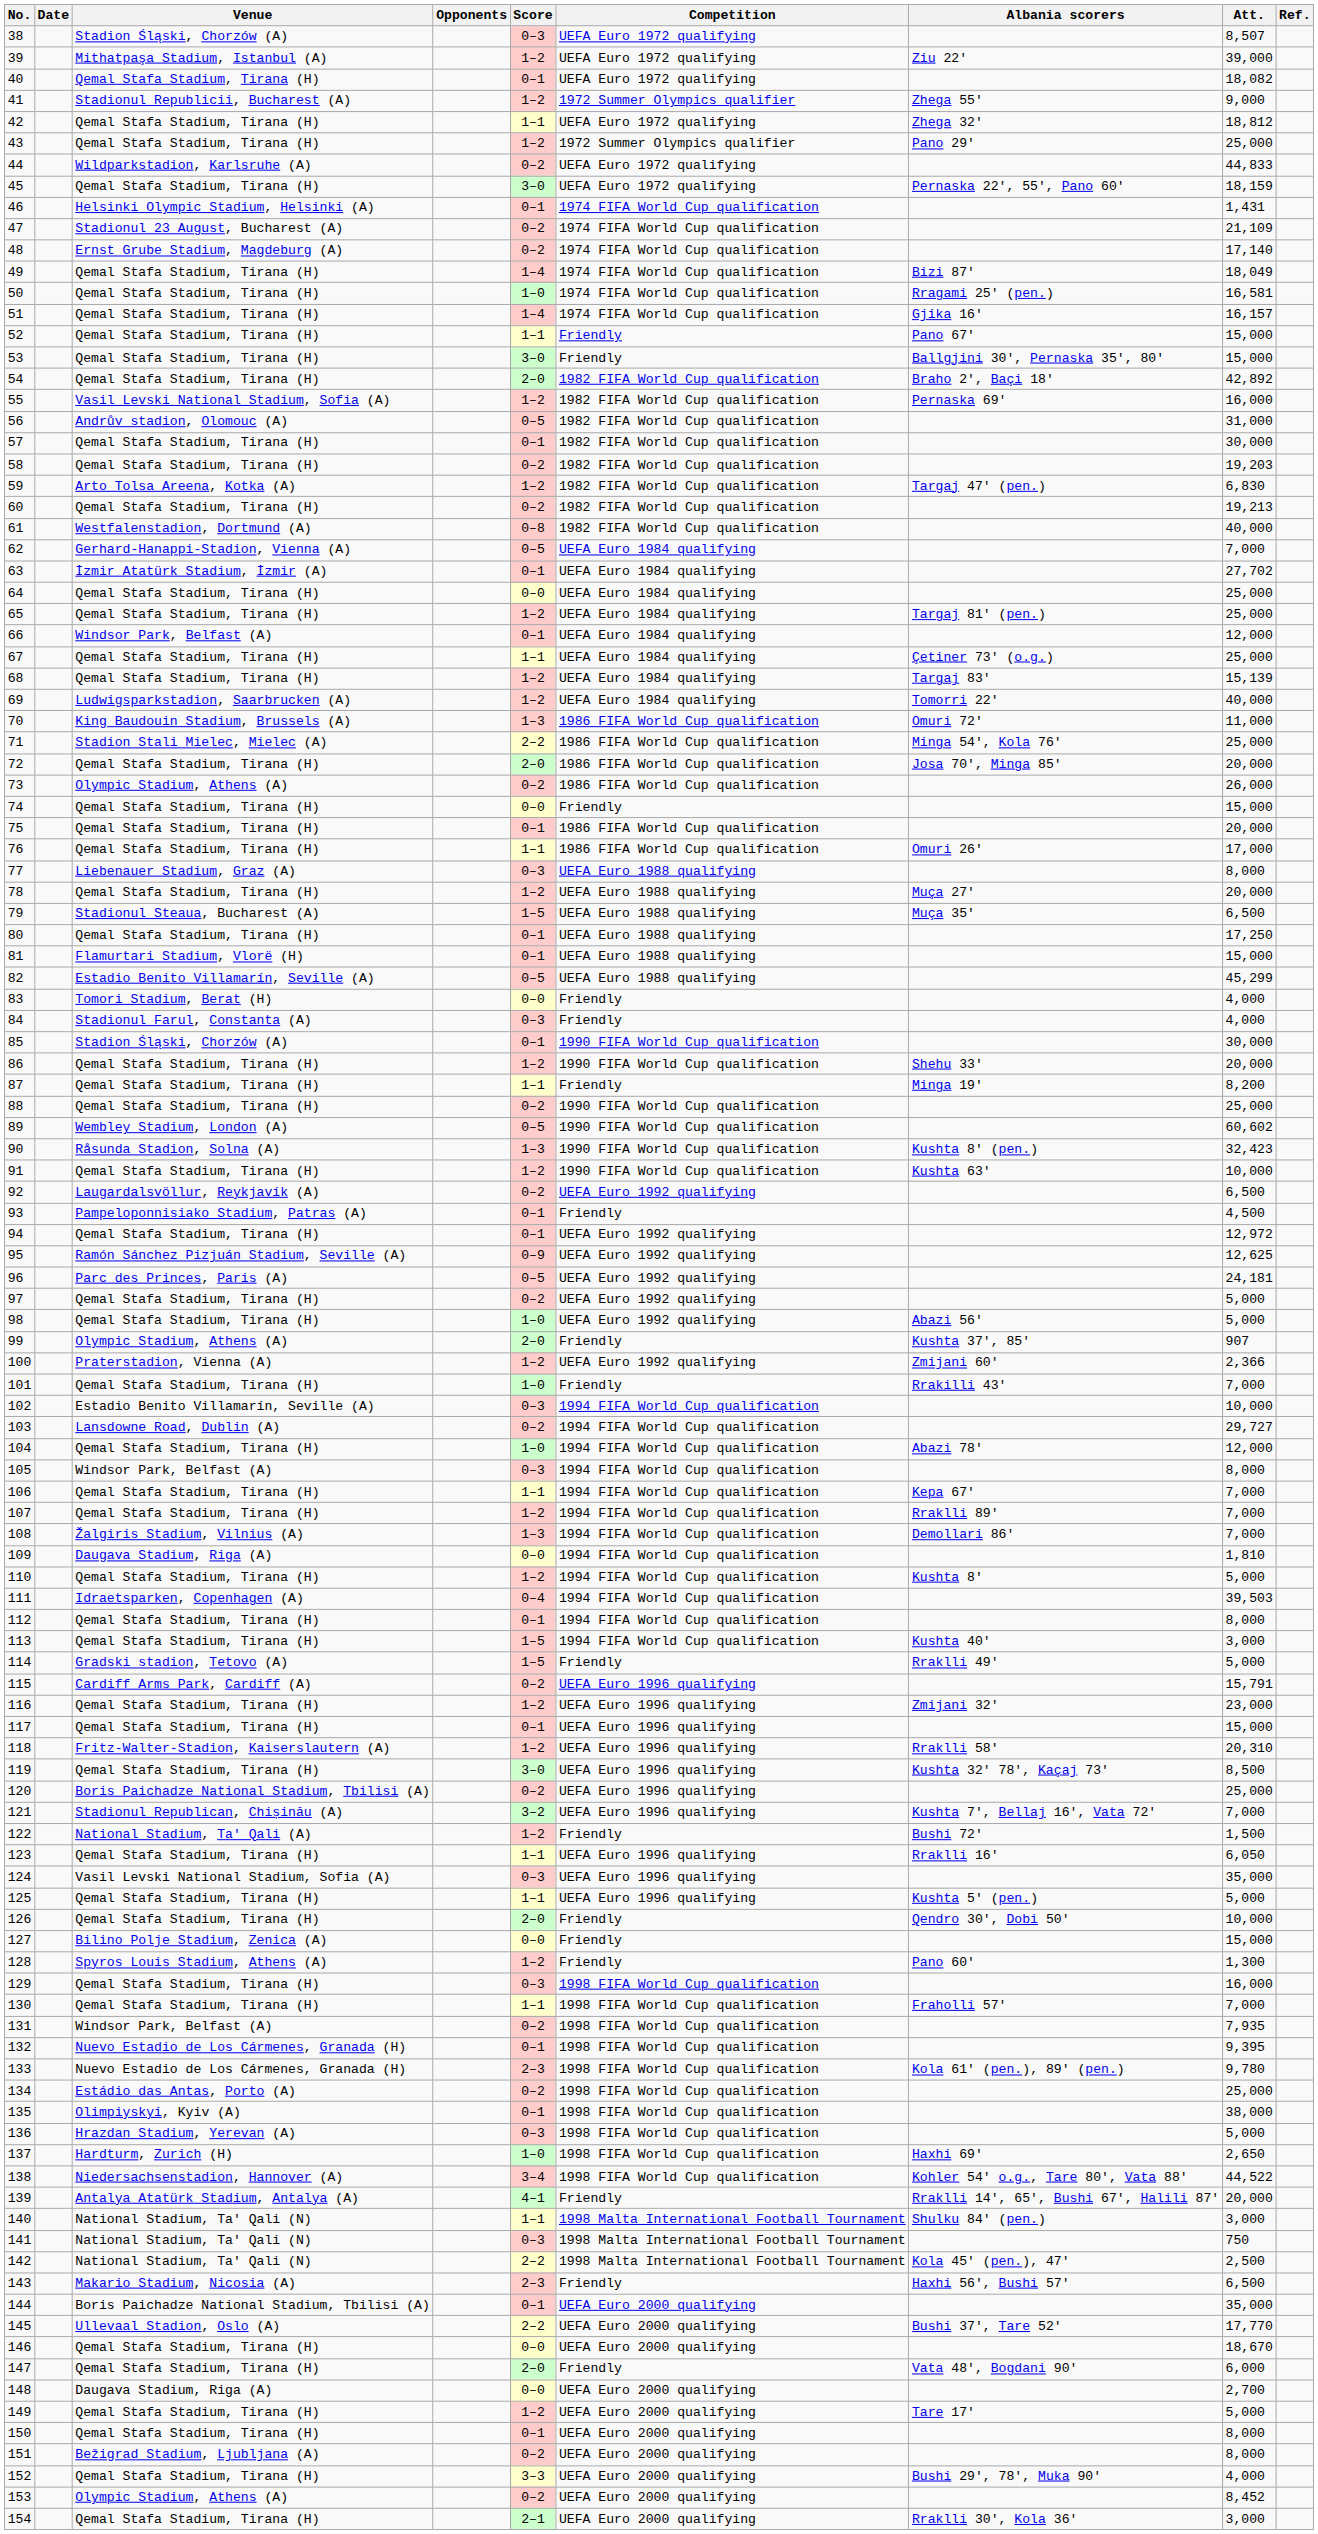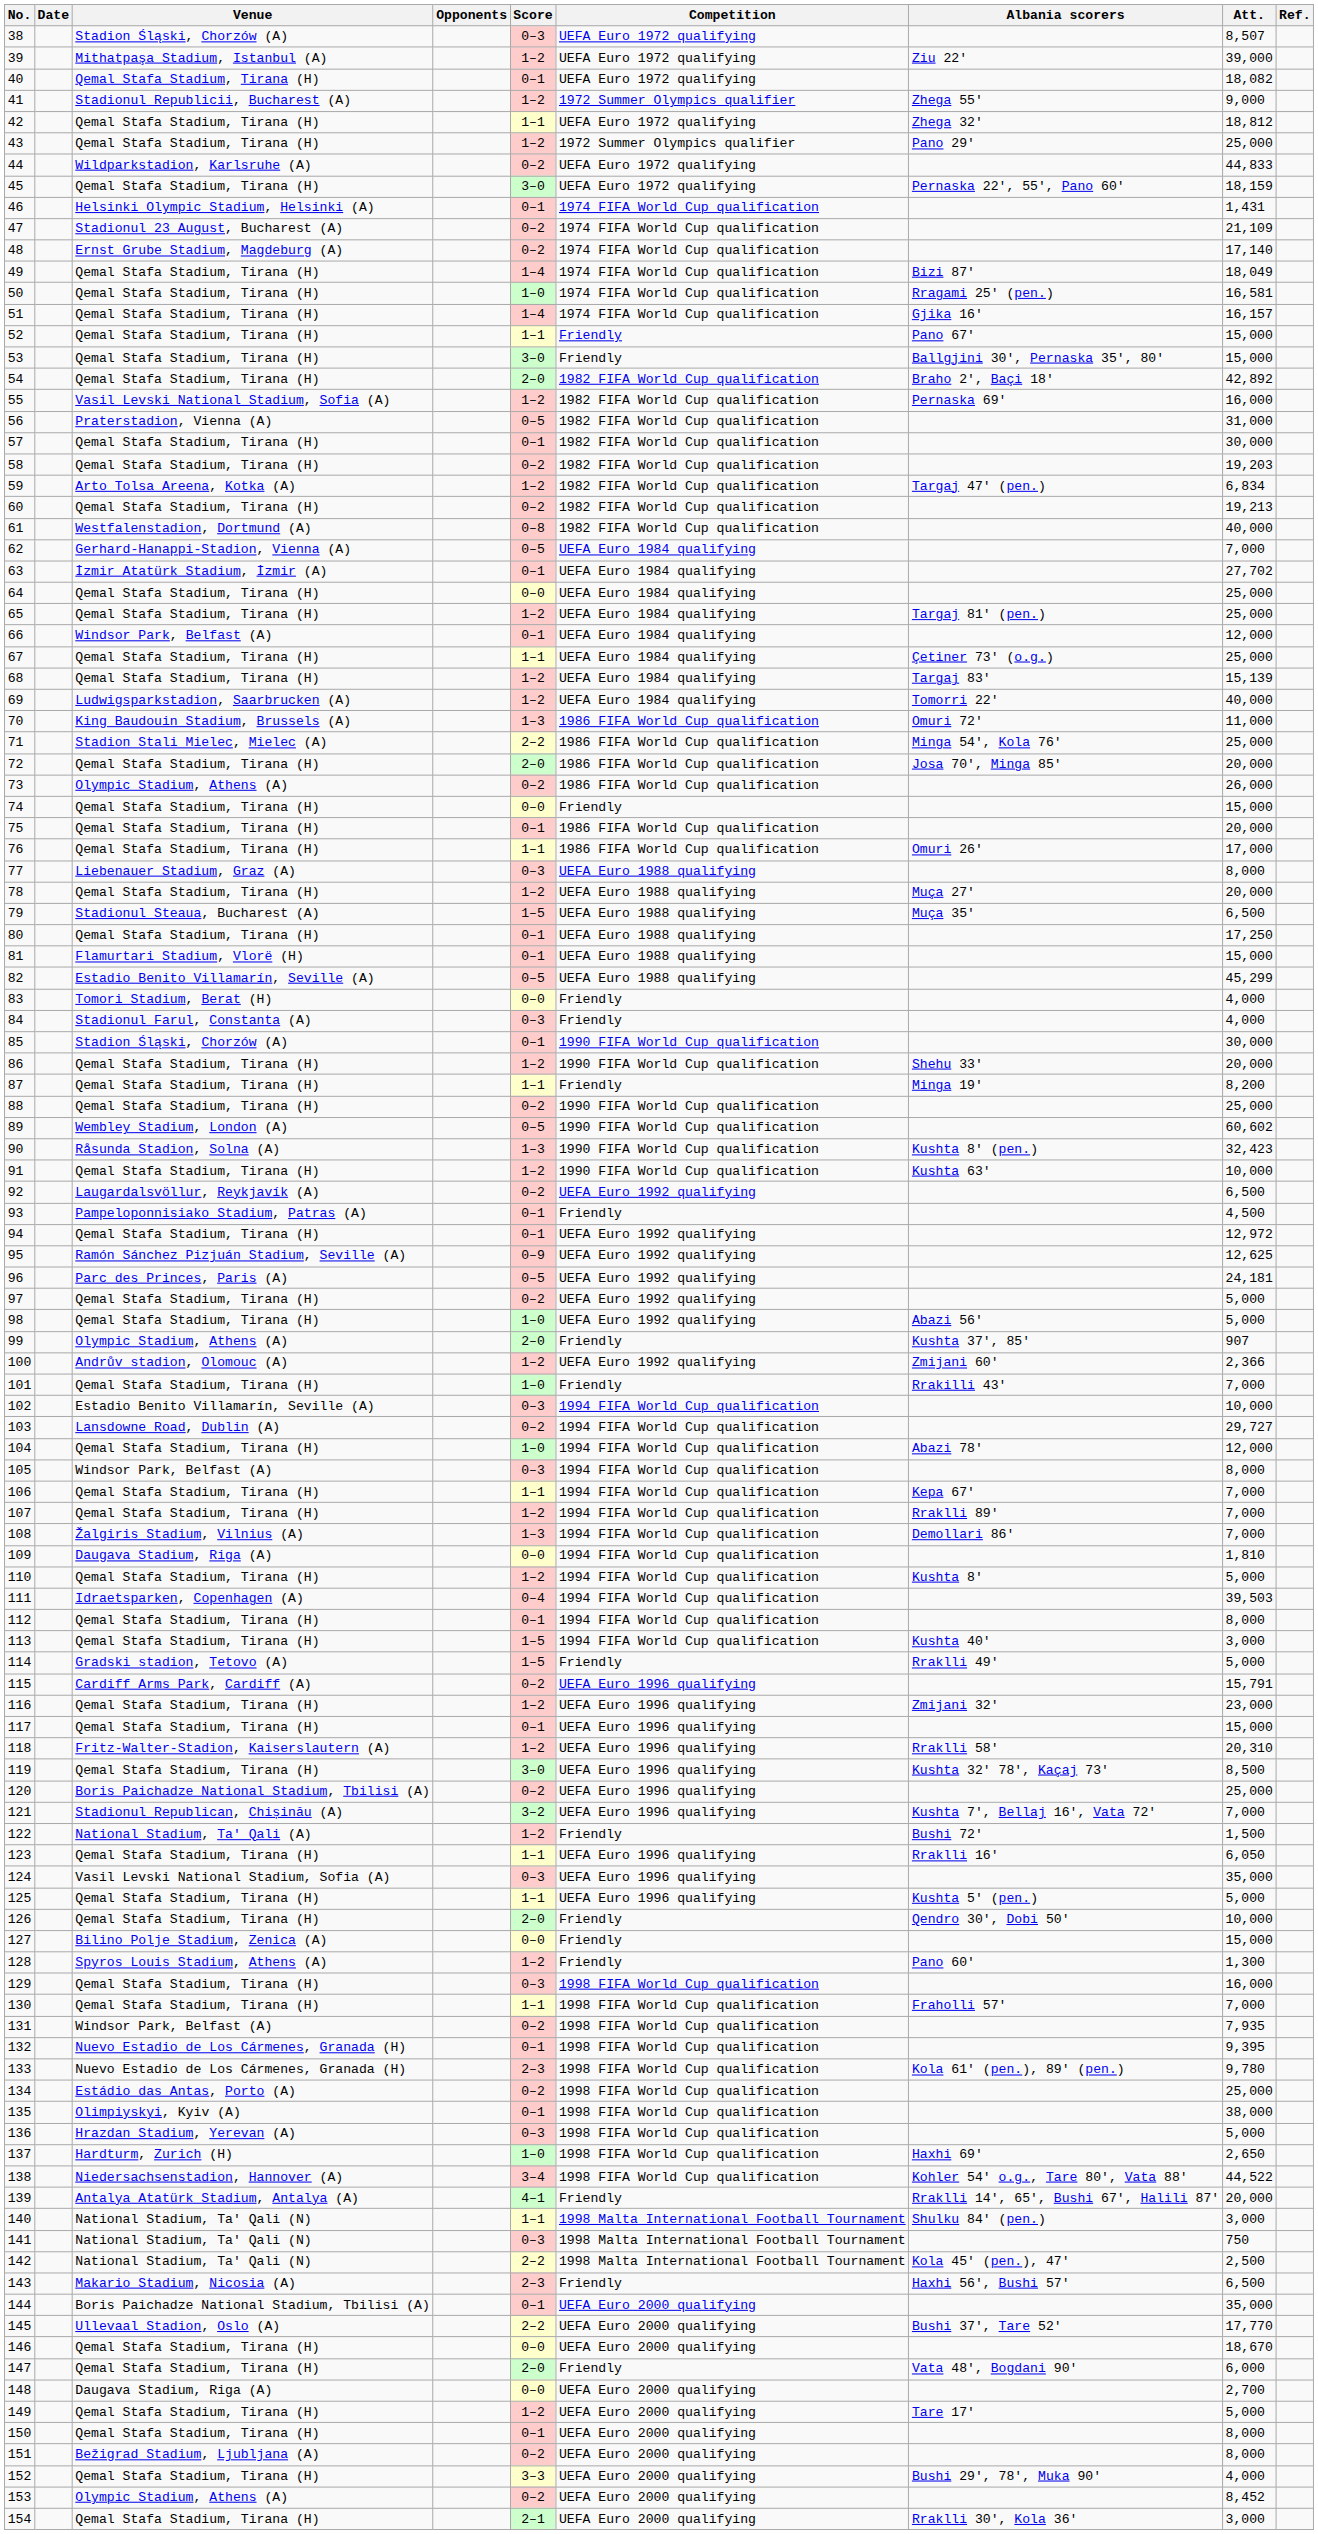(182, 422) Andrův stadion, Olomouc (A) -> (174, 422) Praterstadion, Vienna (A)
(1245, 486) 6,830 -> (1245, 486) 6,834
(174, 1363) Praterstadion, Vienna (A) -> (182, 1363) Andrův stadion, Olomouc (A)
